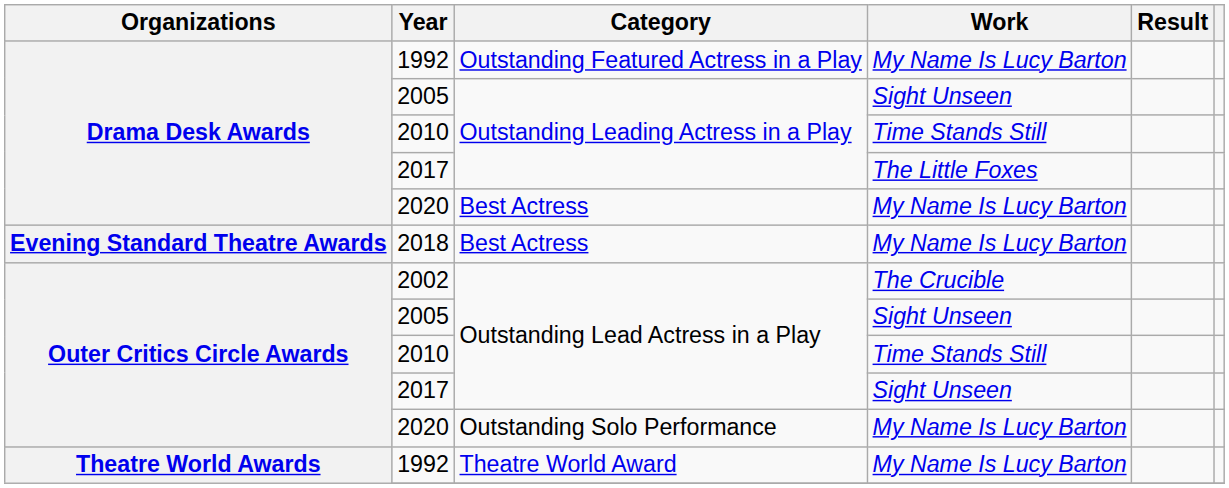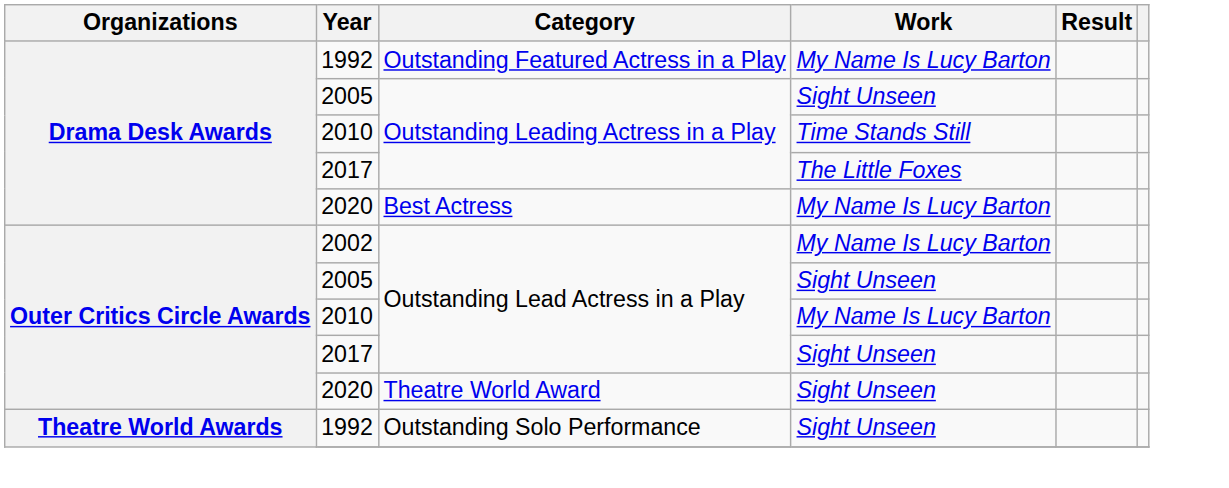- row: (198, 243)
(938, 280) The Crucible -> (924, 243) My Name Is Lucy Barton
(960, 354) Time Stands Still -> (924, 317) My Name Is Lucy Barton
(618, 427) Outstanding Solo Performance -> (492, 390) Theatre World Award
(1000, 427) My Name Is Lucy Barton -> (866, 390) Sight Unseen
(568, 464) Theatre World Award -> (542, 427) Outstanding Solo Performance
(1000, 464) My Name Is Lucy Barton -> (866, 427) Sight Unseen
